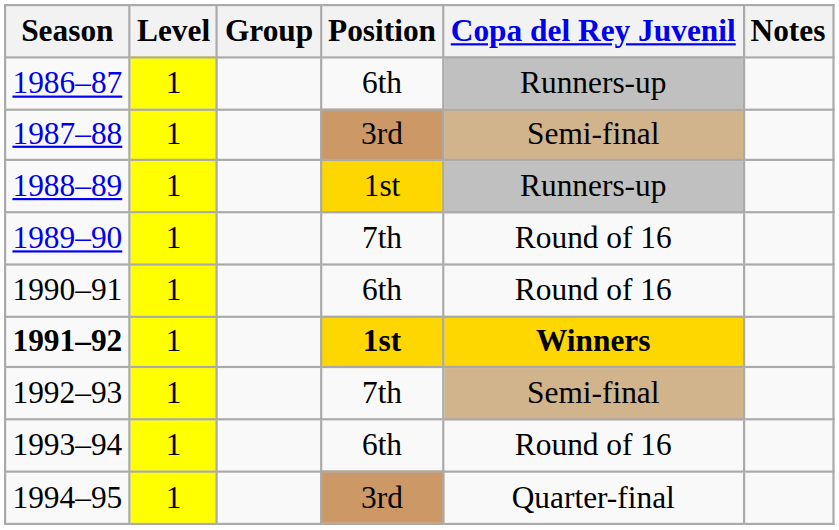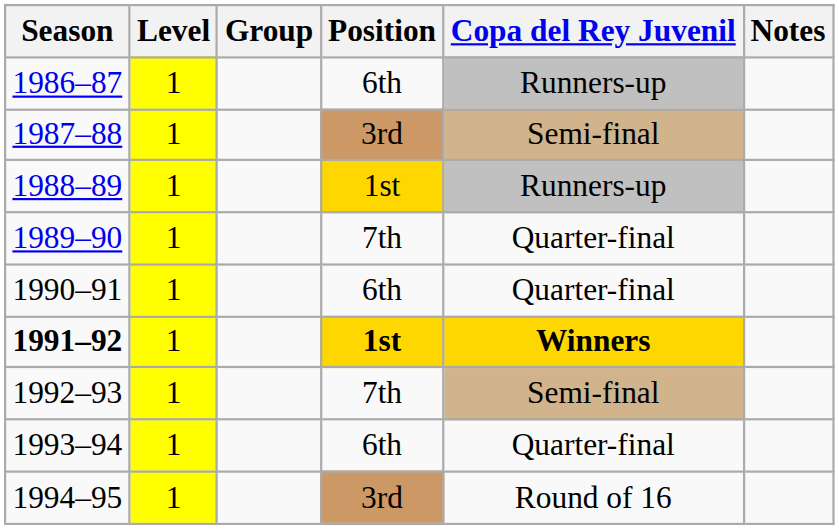(593, 237) Round of 16 -> (593, 237) Quarter-final
(593, 289) Round of 16 -> (593, 289) Quarter-final
(593, 444) Round of 16 -> (593, 444) Quarter-final
(593, 496) Quarter-final -> (593, 496) Round of 16
